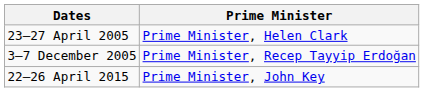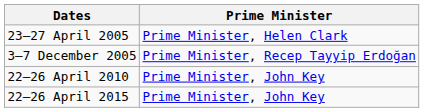+ row: (68, 76)
